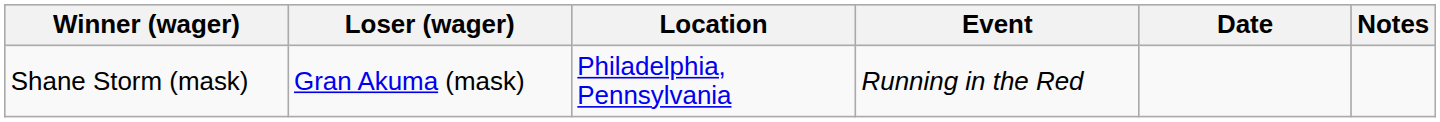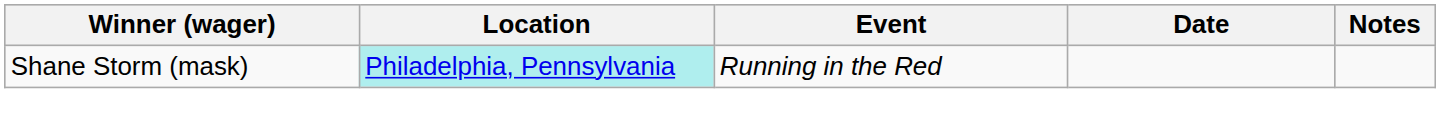- column: (430, 25)
(654, 80) no background -> (520, 66) paleturquoise background
